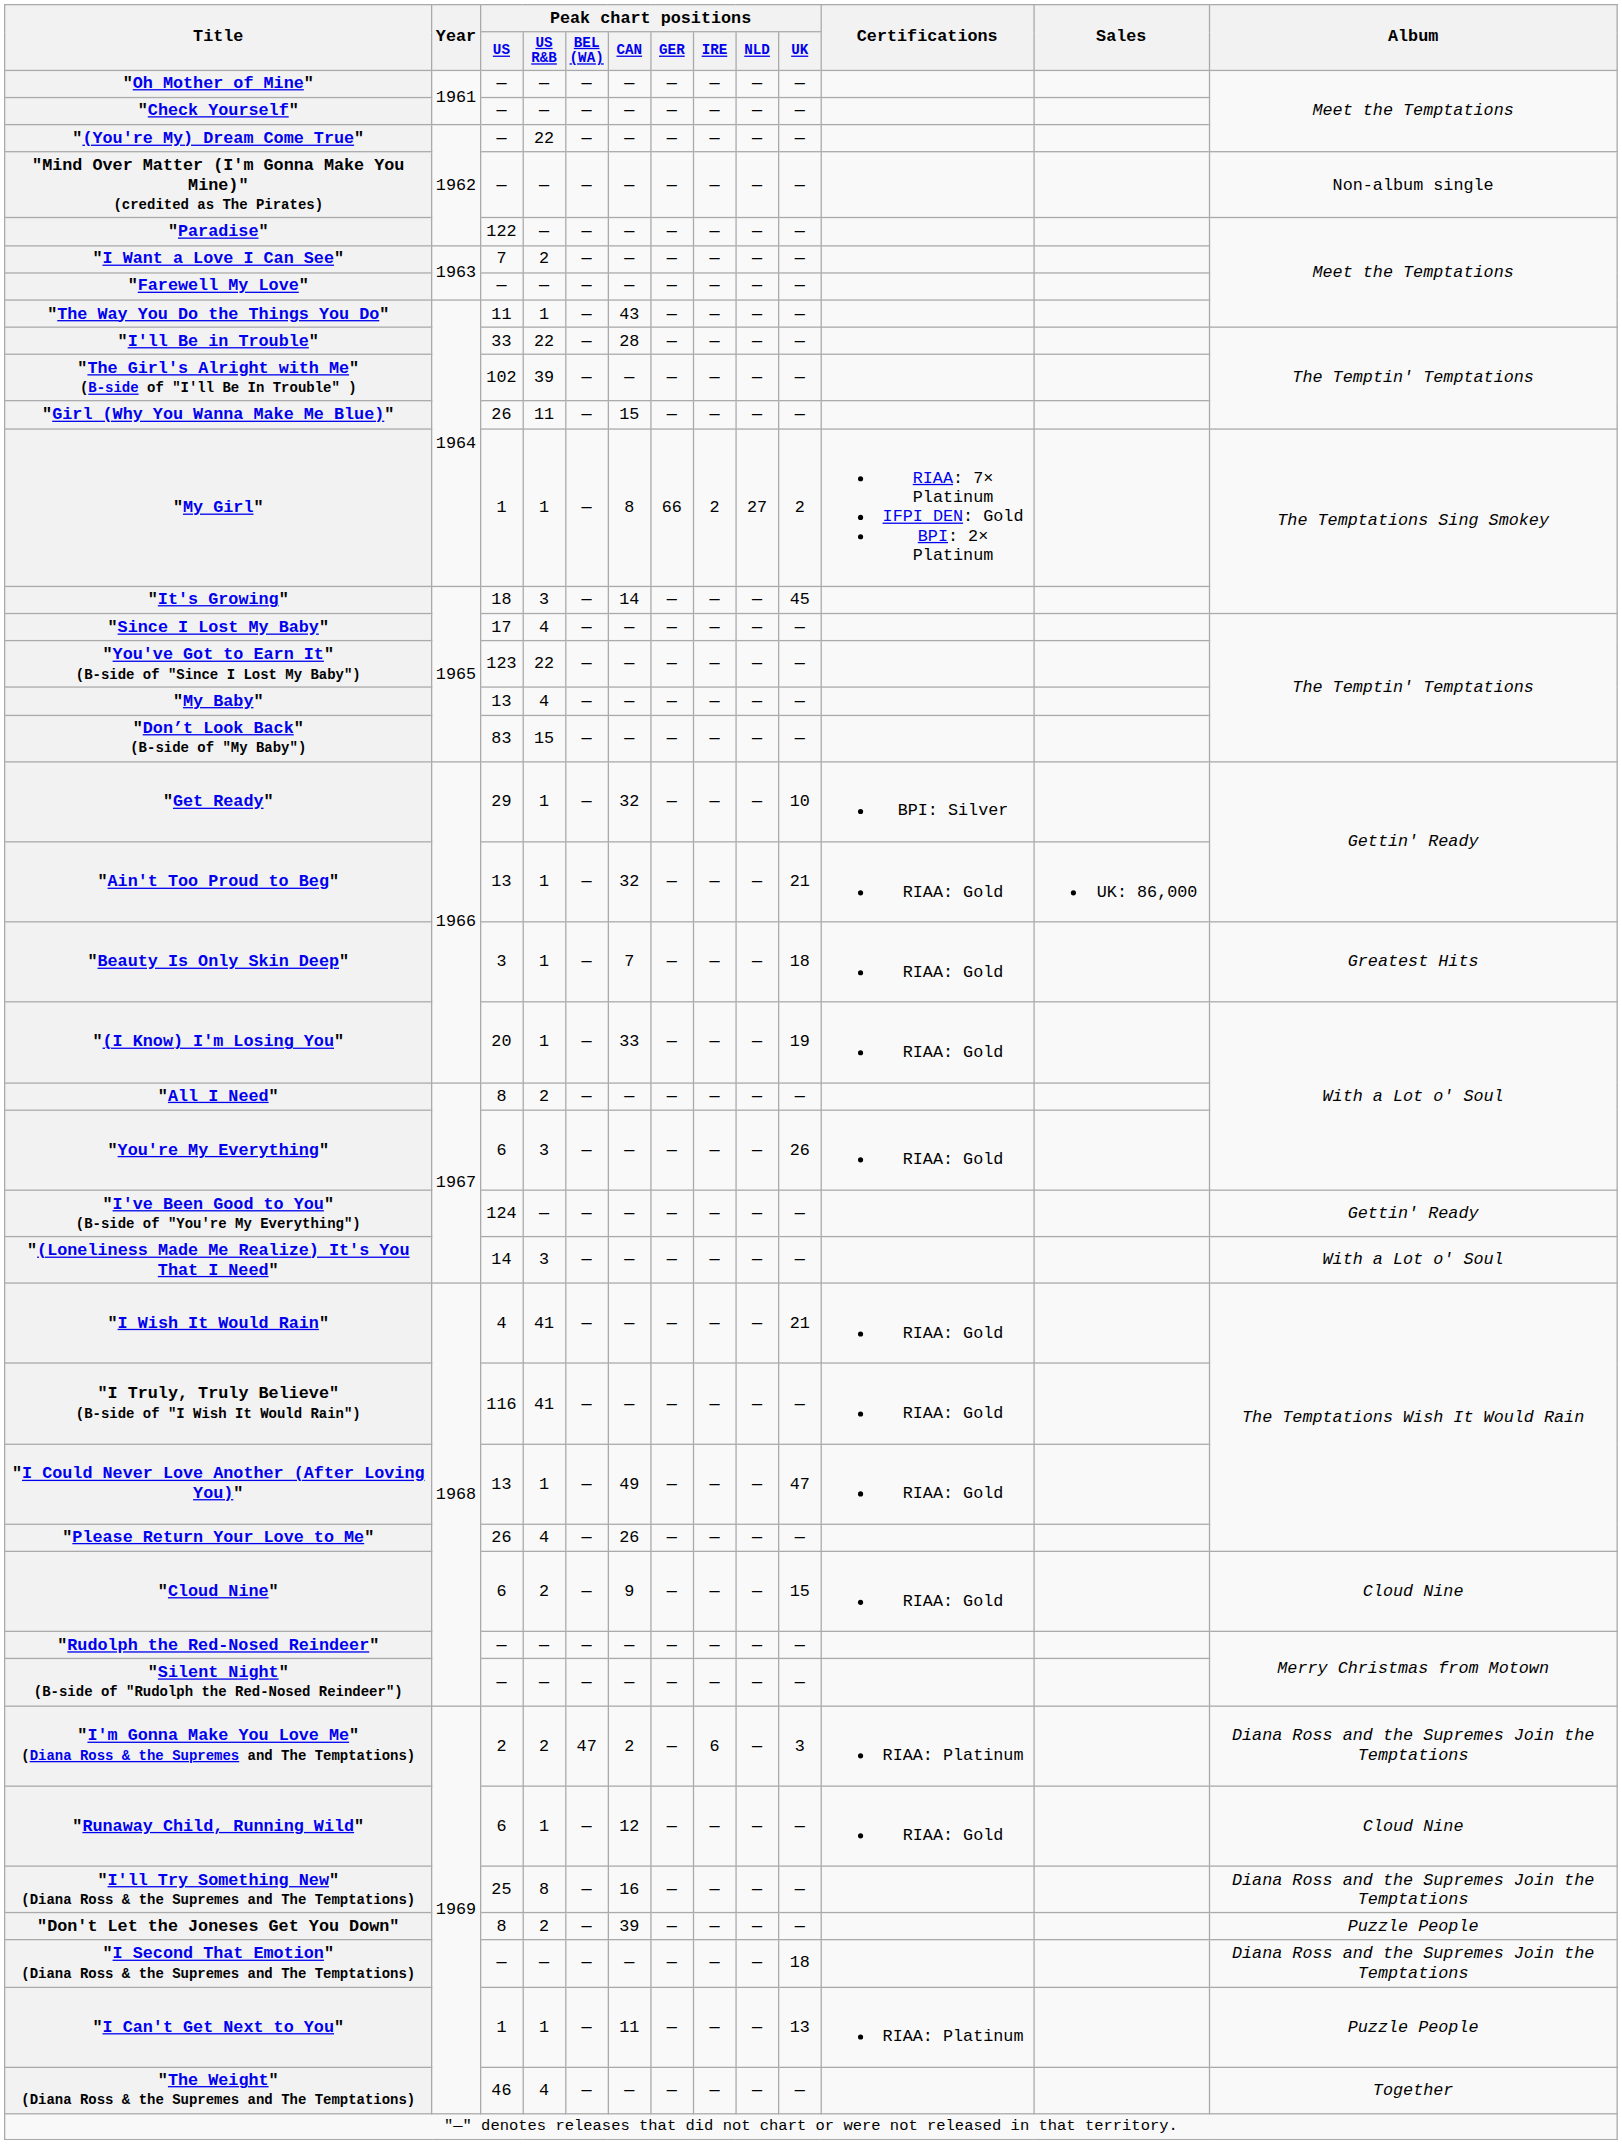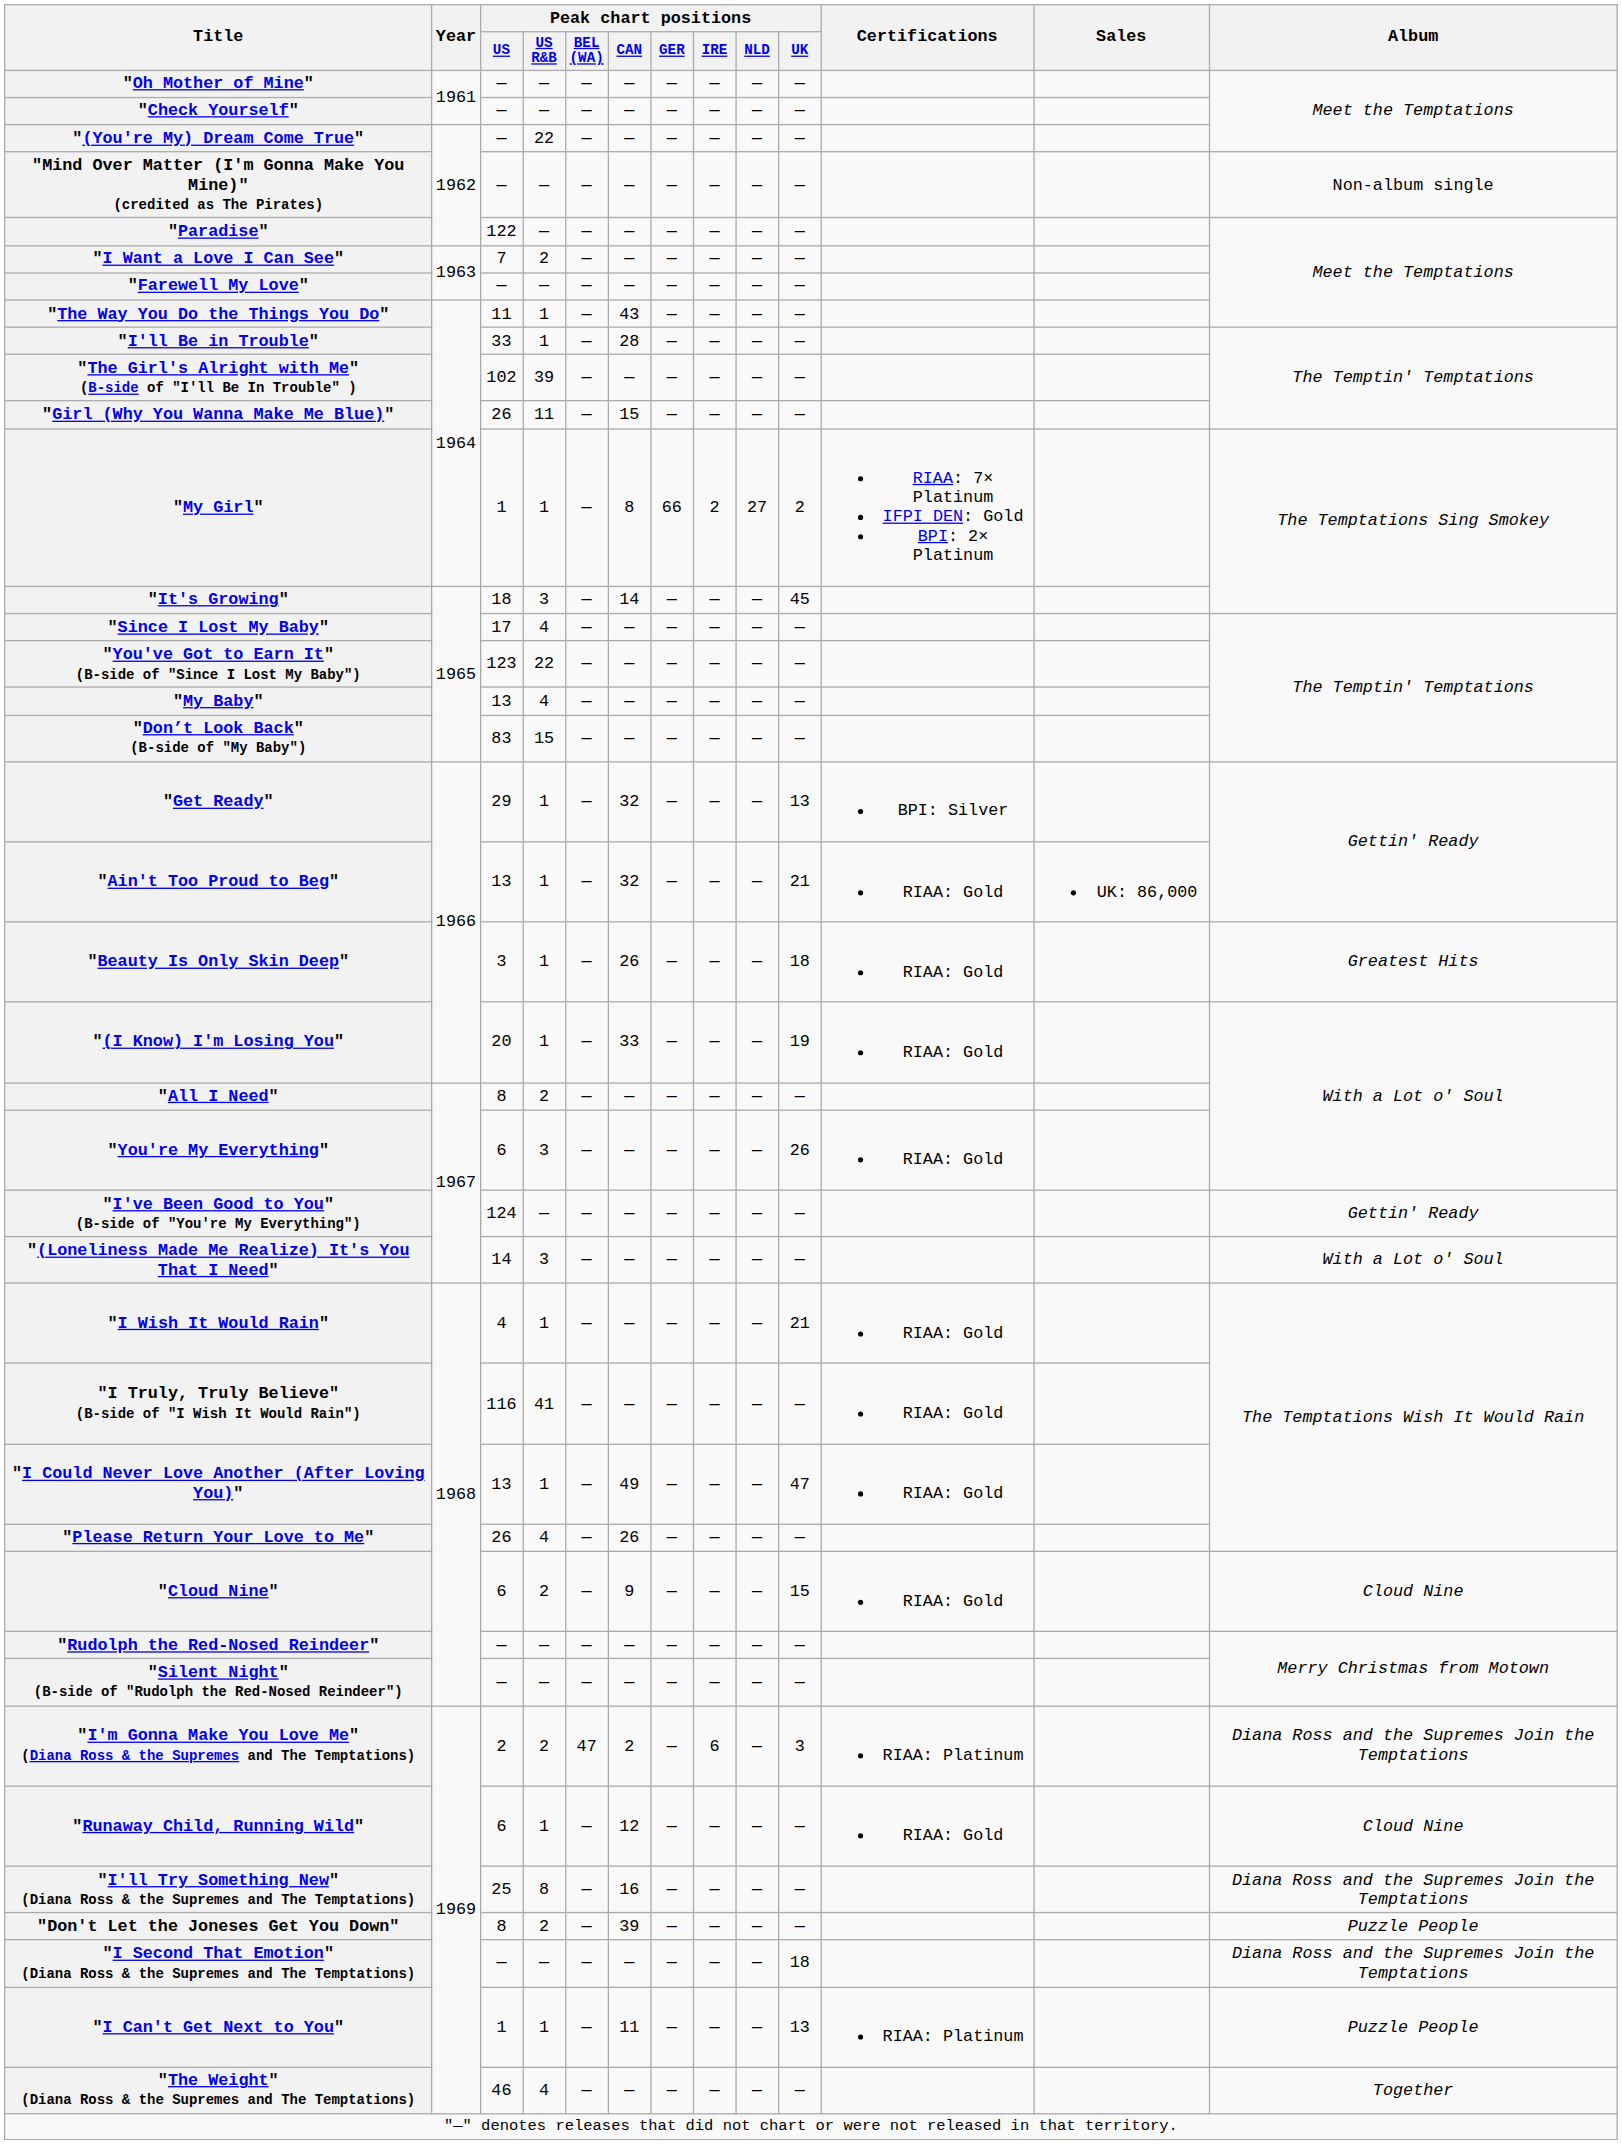(544, 341) 22 -> (544, 341) 1
(800, 802) 10 -> (800, 802) 13
(629, 962) 7 -> (629, 962) 26
(544, 1324) 41 -> (544, 1324) 1
